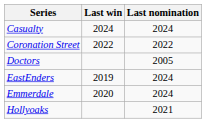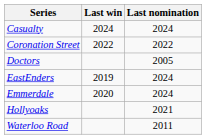+ row: (37, 126)
